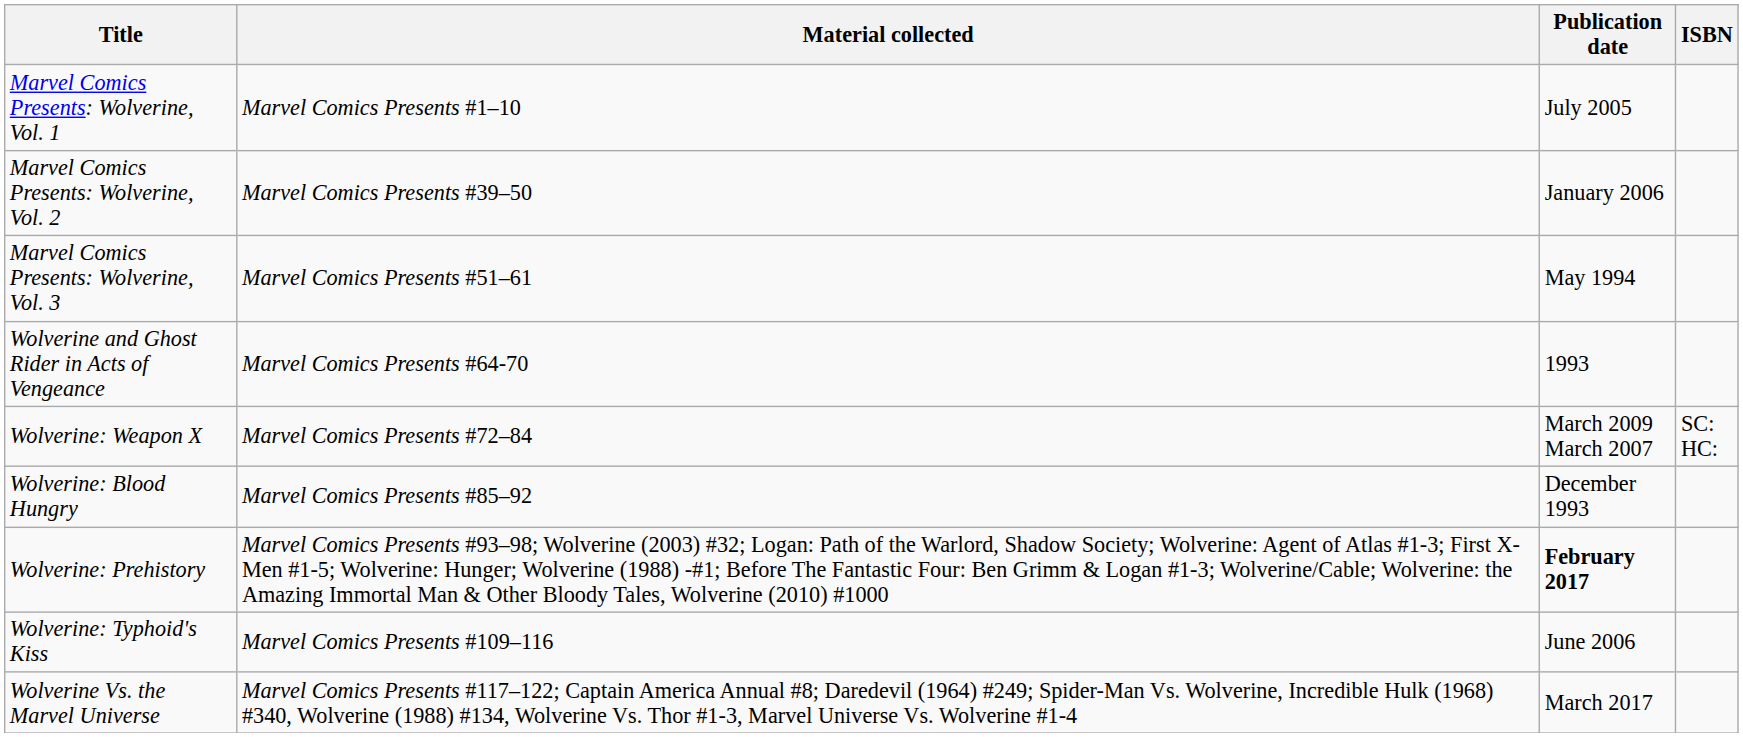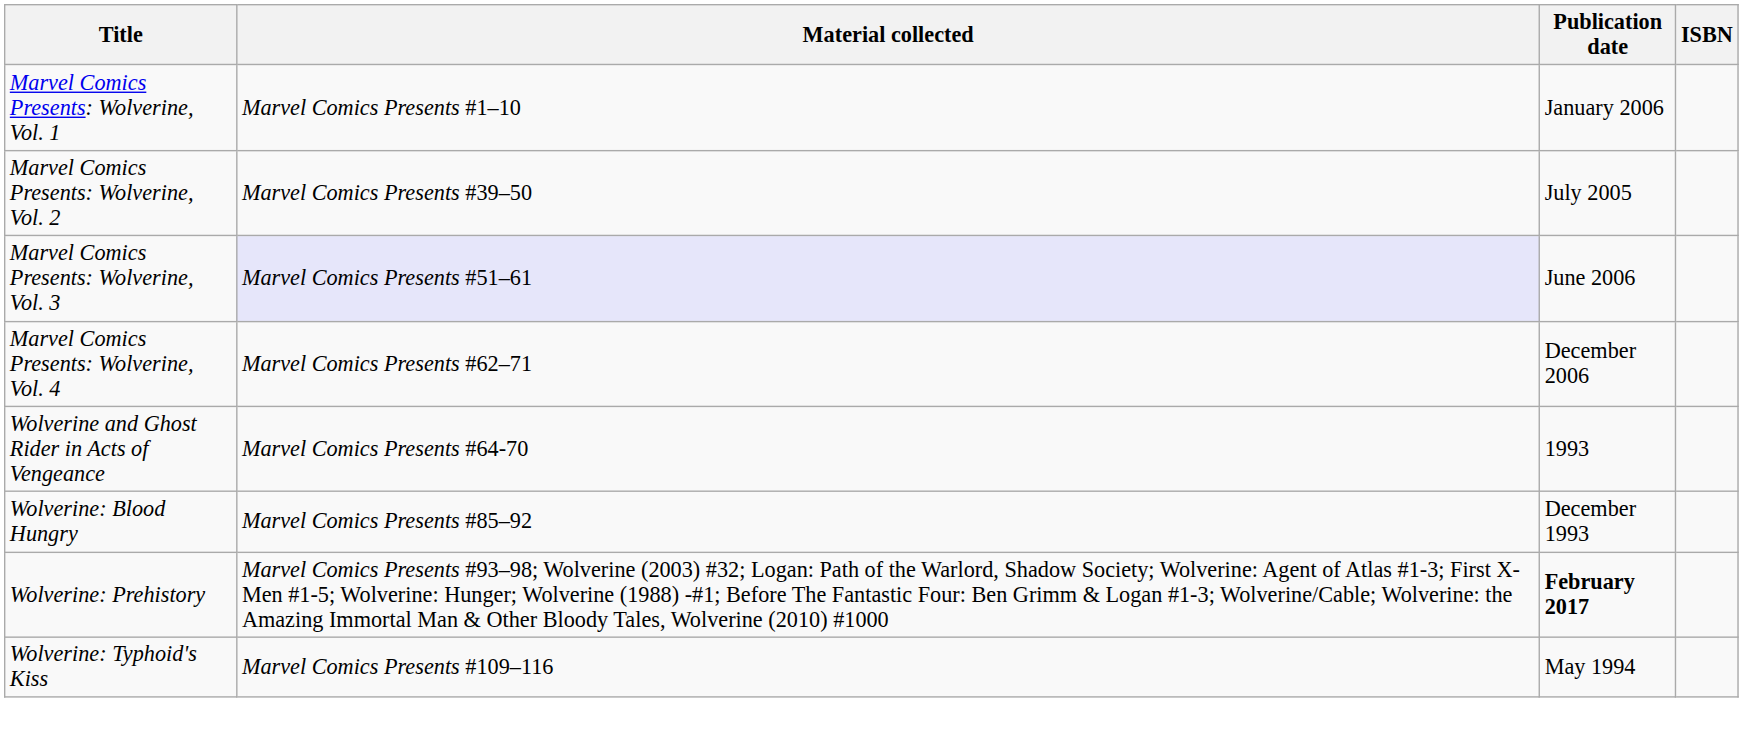(1588, 107) July 2005 -> (1604, 107) January 2006
(1604, 192) January 2006 -> (1588, 192) July 2005
(387, 278) no background -> (387, 278) lavender background
(1590, 278) May 1994 -> (1590, 278) June 2006
+ row: (102, 363)
- row: (106, 436)
(1590, 642) June 2006 -> (1590, 667) May 1994
- row: (88, 702)
